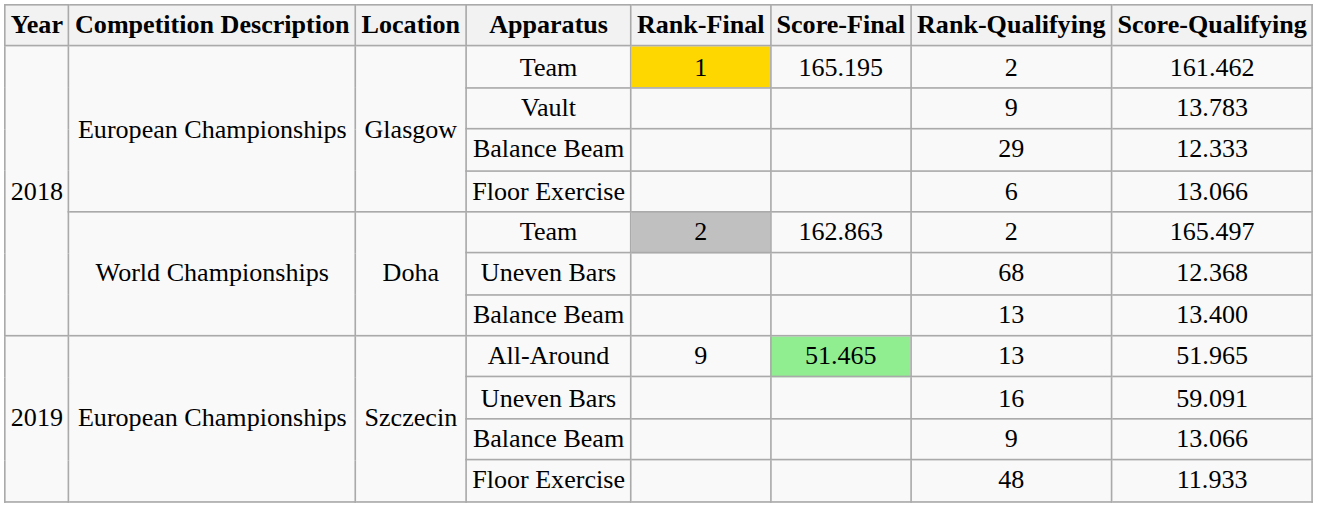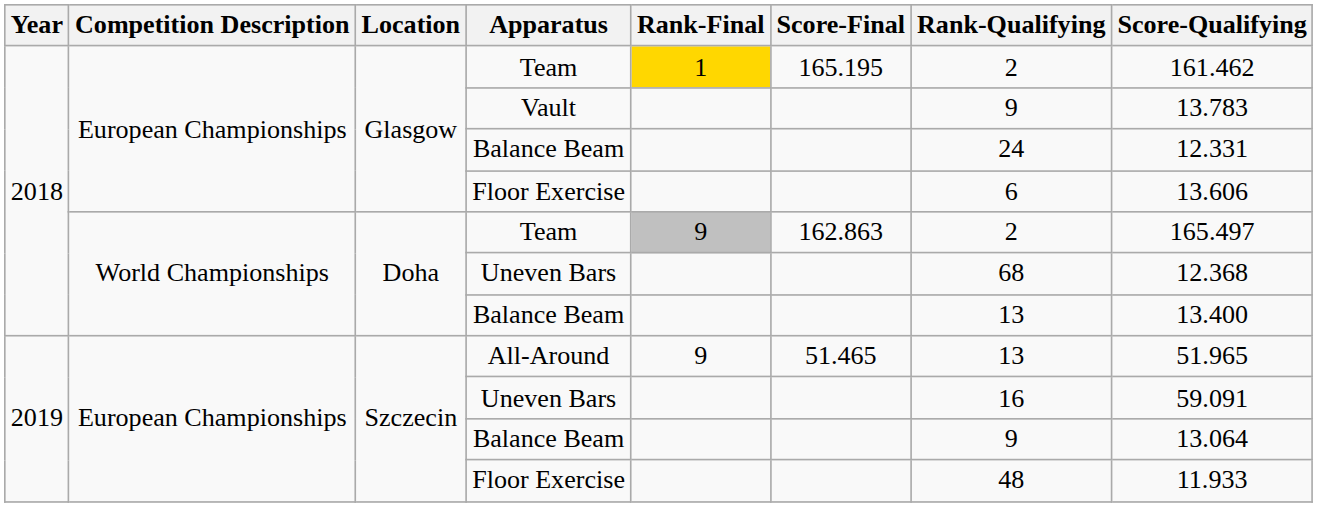(1011, 149) 29 -> (1011, 149) 24
(1212, 149) 12.333 -> (1212, 149) 12.331
(1212, 190) 13.066 -> (1212, 190) 13.606
(701, 231) 2 -> (701, 231) 9
(841, 356) lightgreen background -> (841, 356) no background
(1212, 438) 13.066 -> (1212, 438) 13.064
